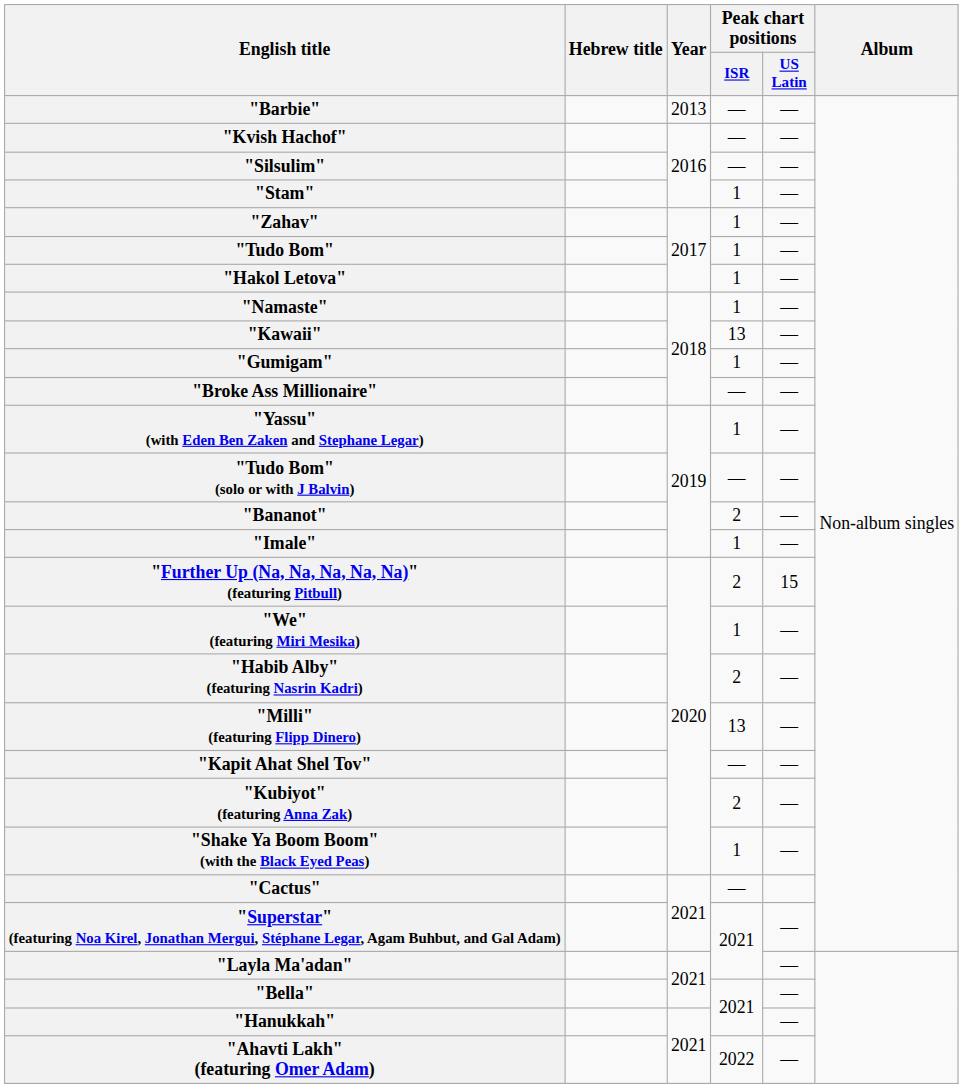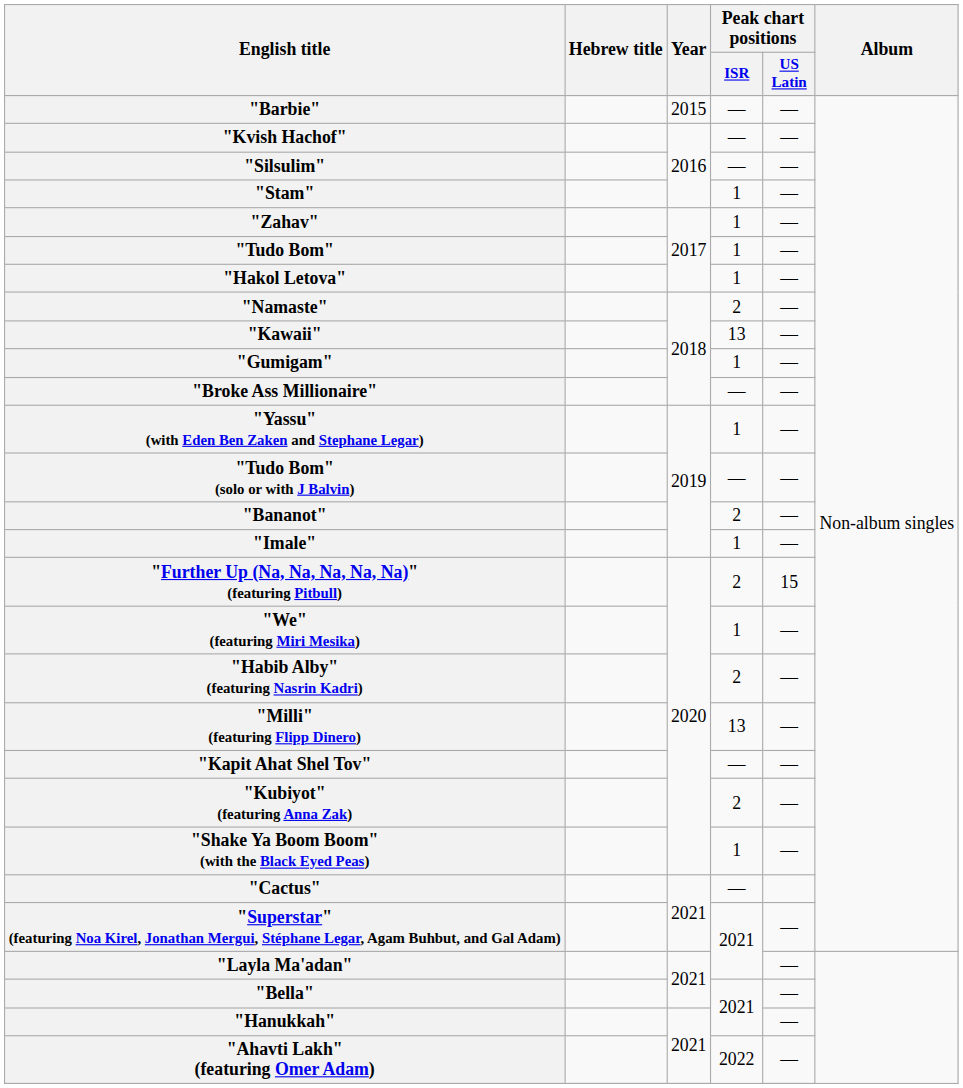(689, 109) 2013 -> (689, 109) 2015
(737, 306) 1 -> (737, 306) 2
